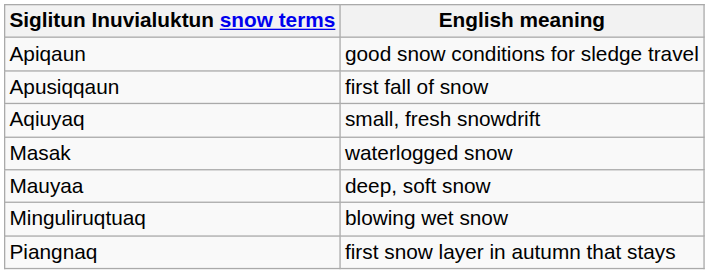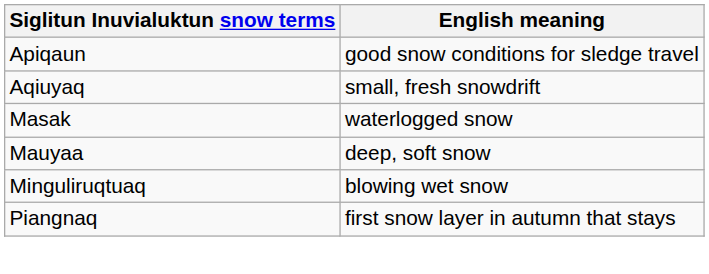- row: (64, 86)
